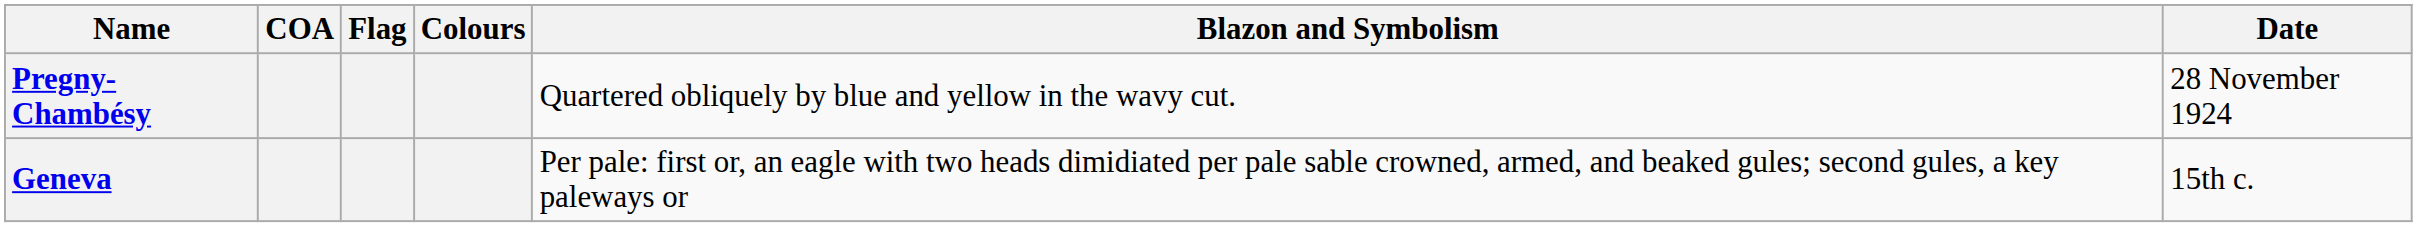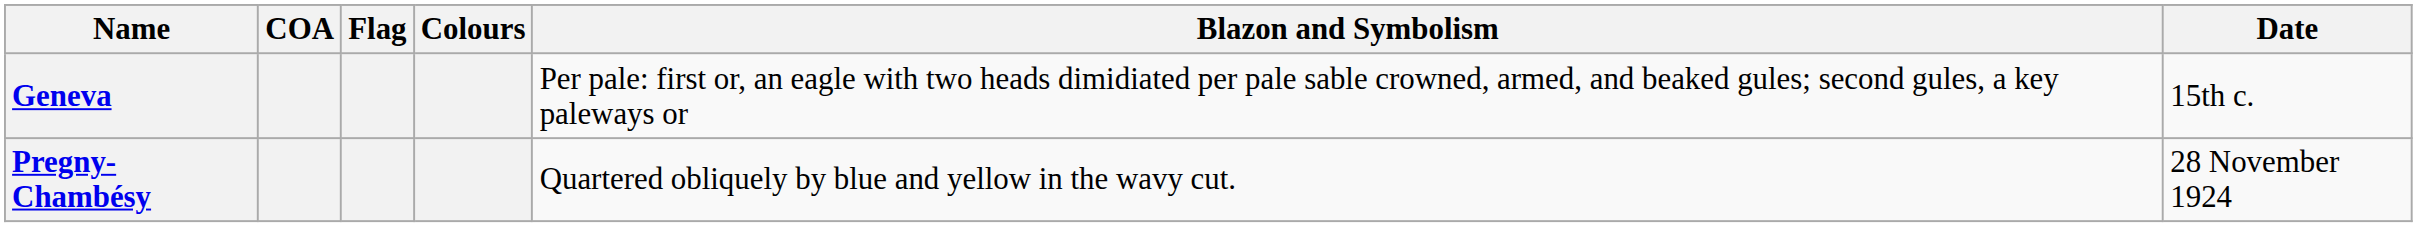rows swapped: (62, 179) <-> (82, 95)
